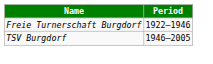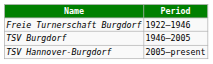+ row: (59, 52)
